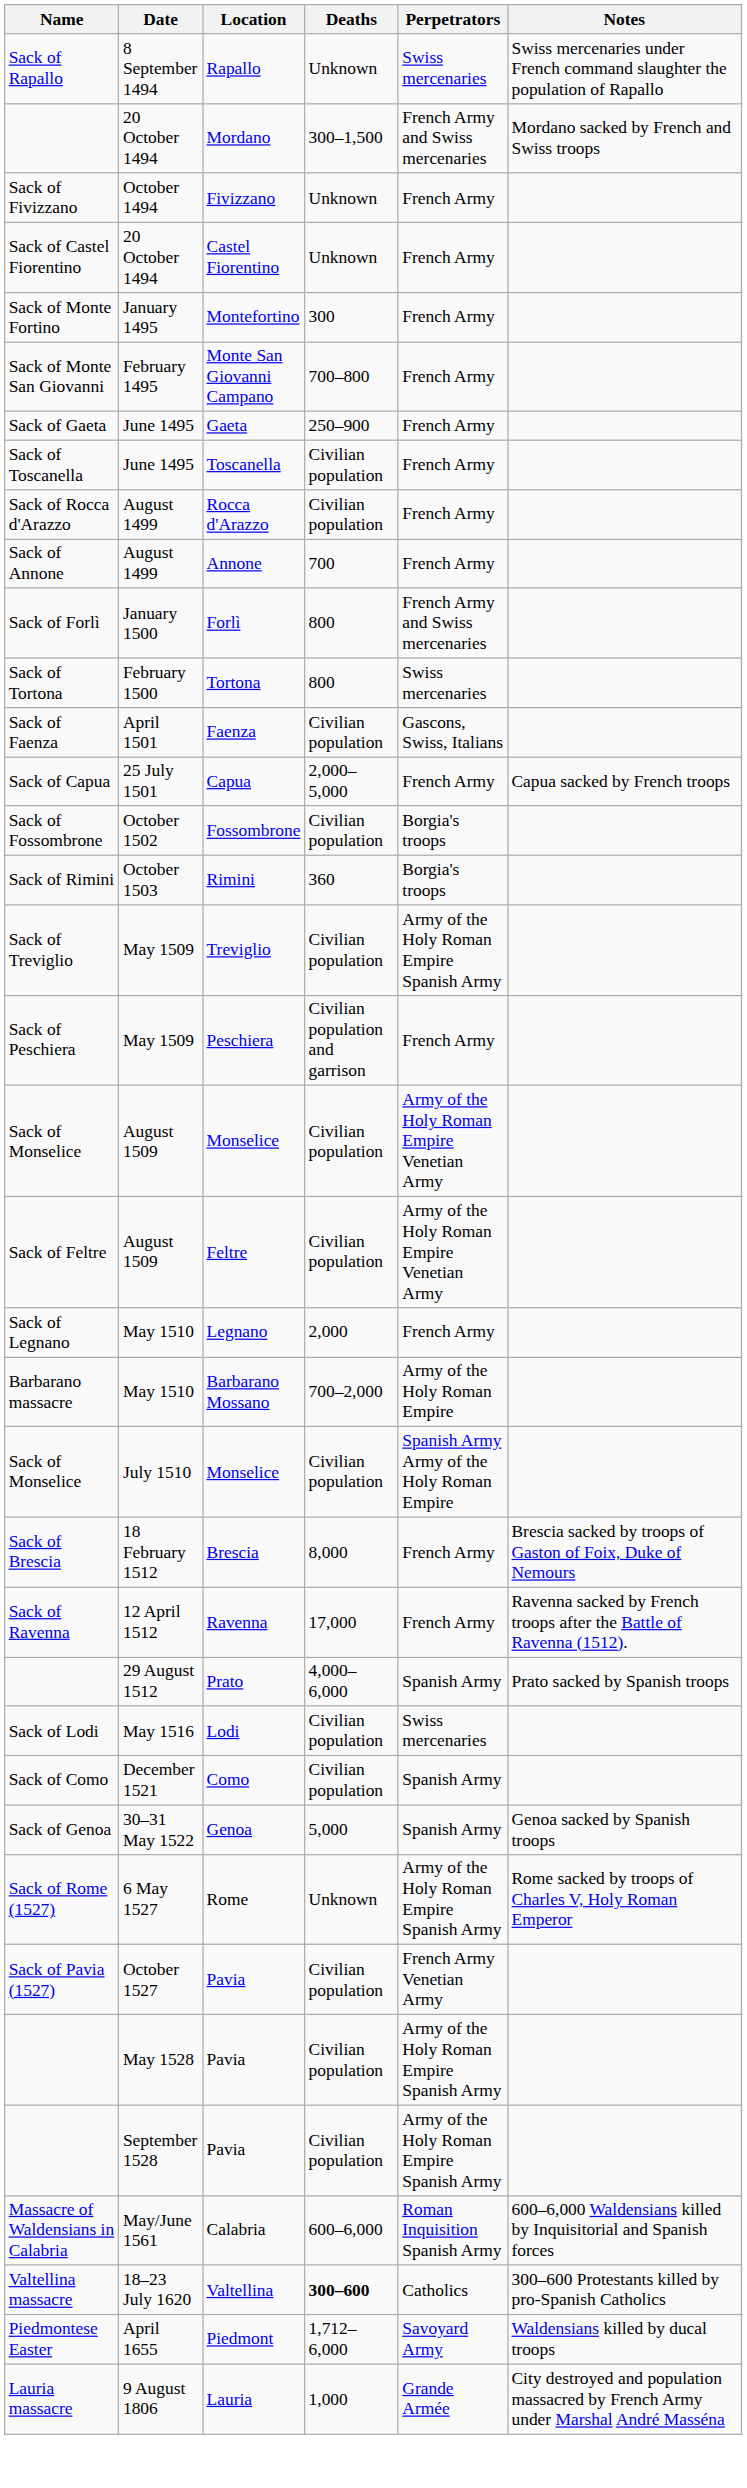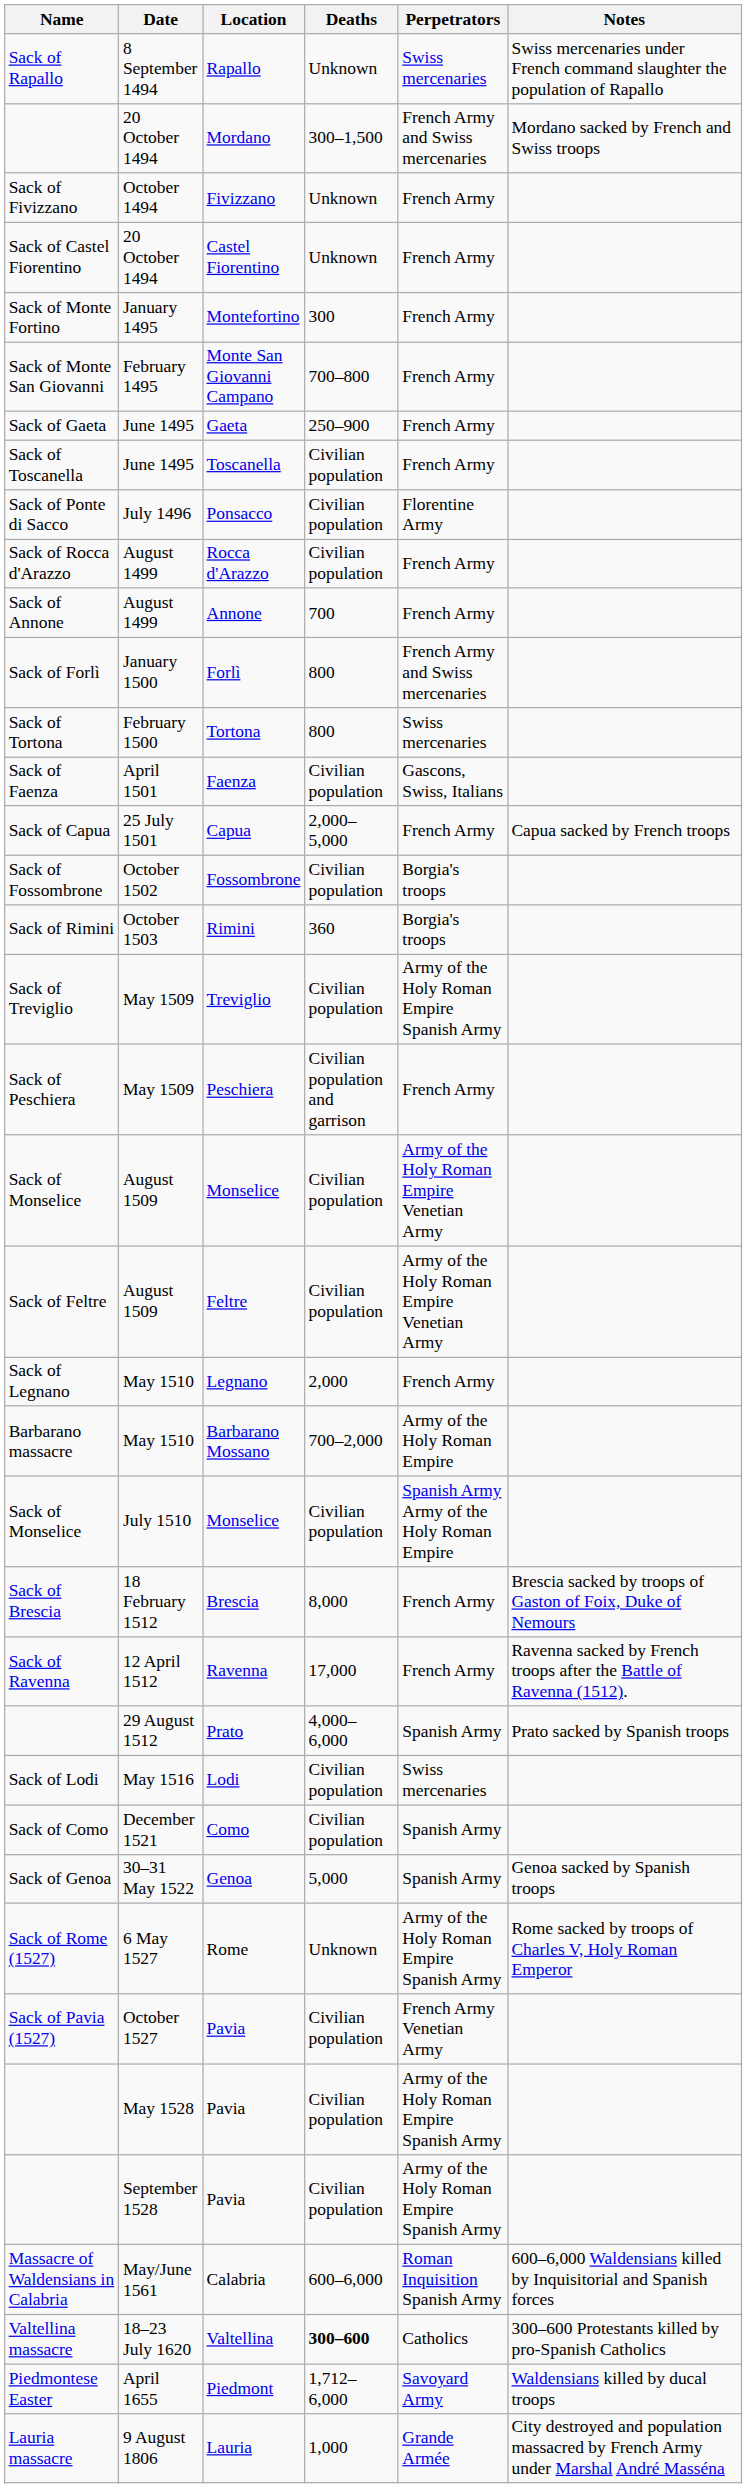+ row: (157, 514)
